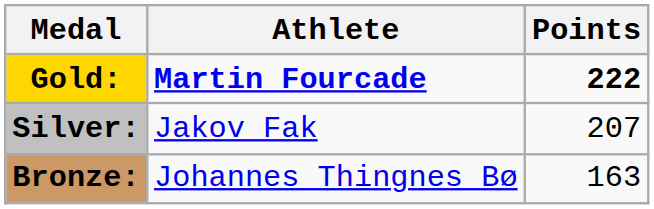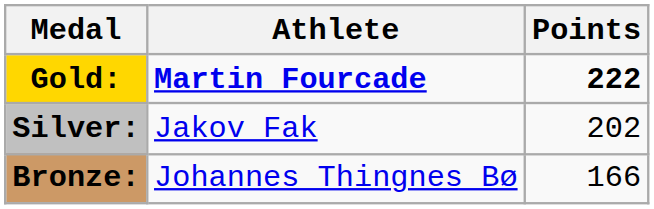(614, 129) 207 -> (614, 129) 202
(614, 178) 163 -> (614, 178) 166
